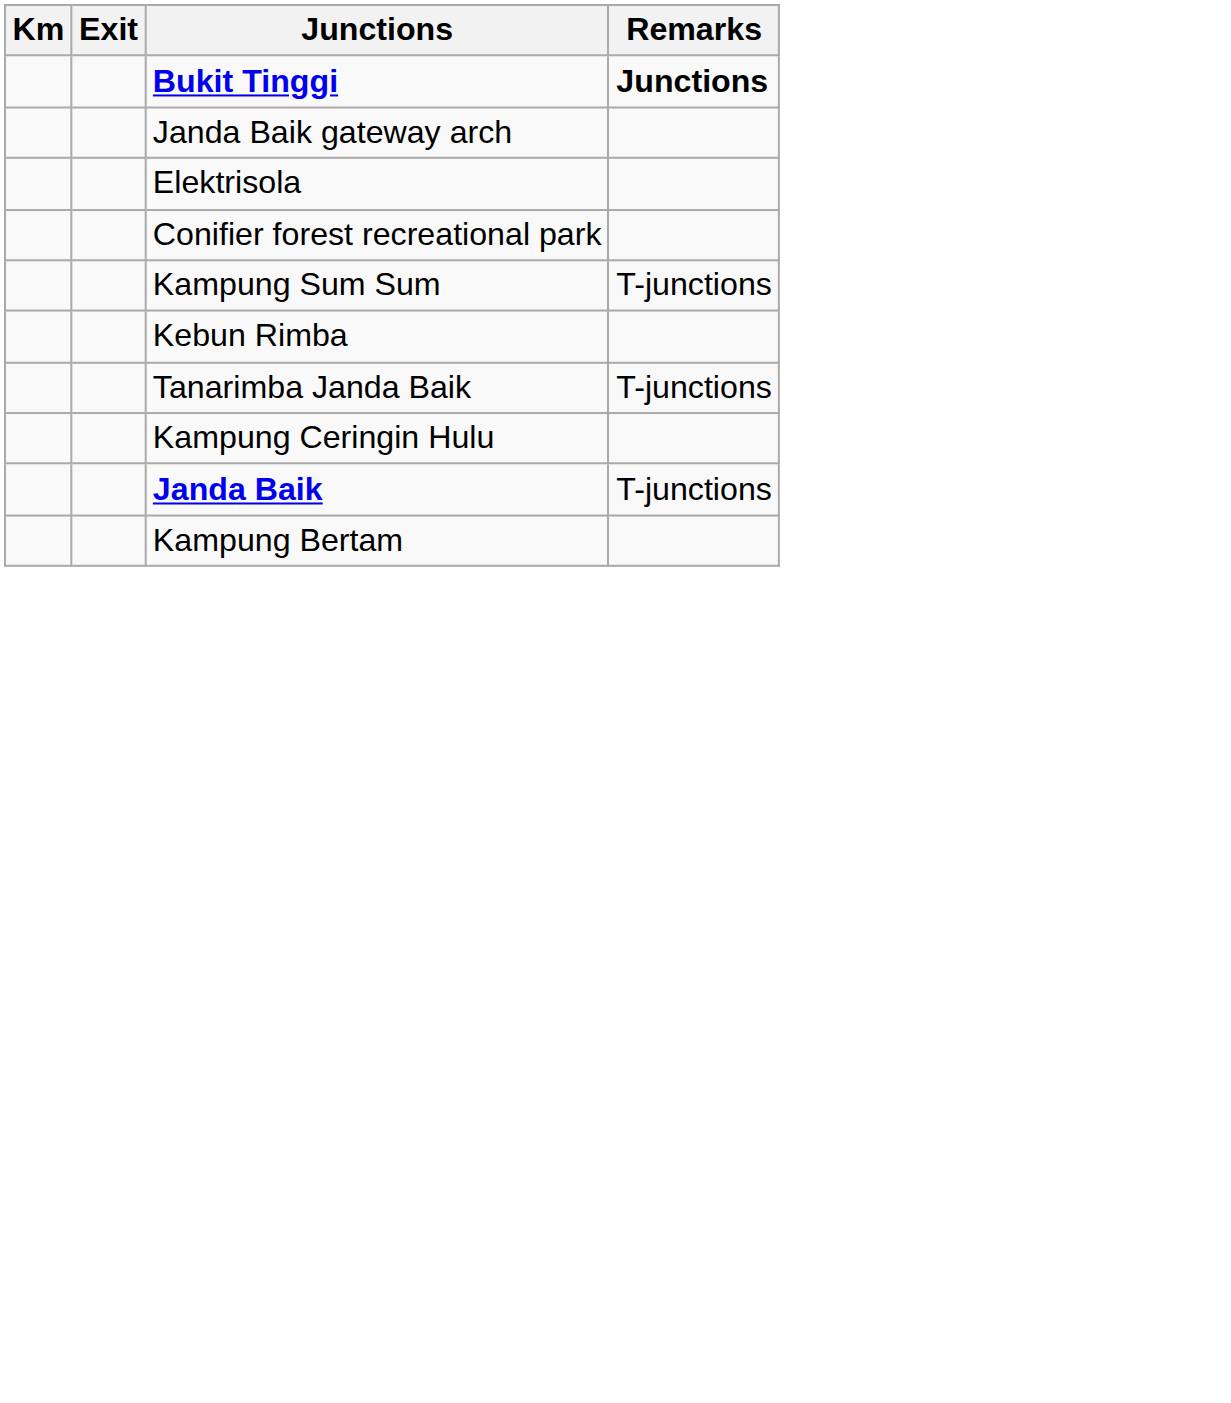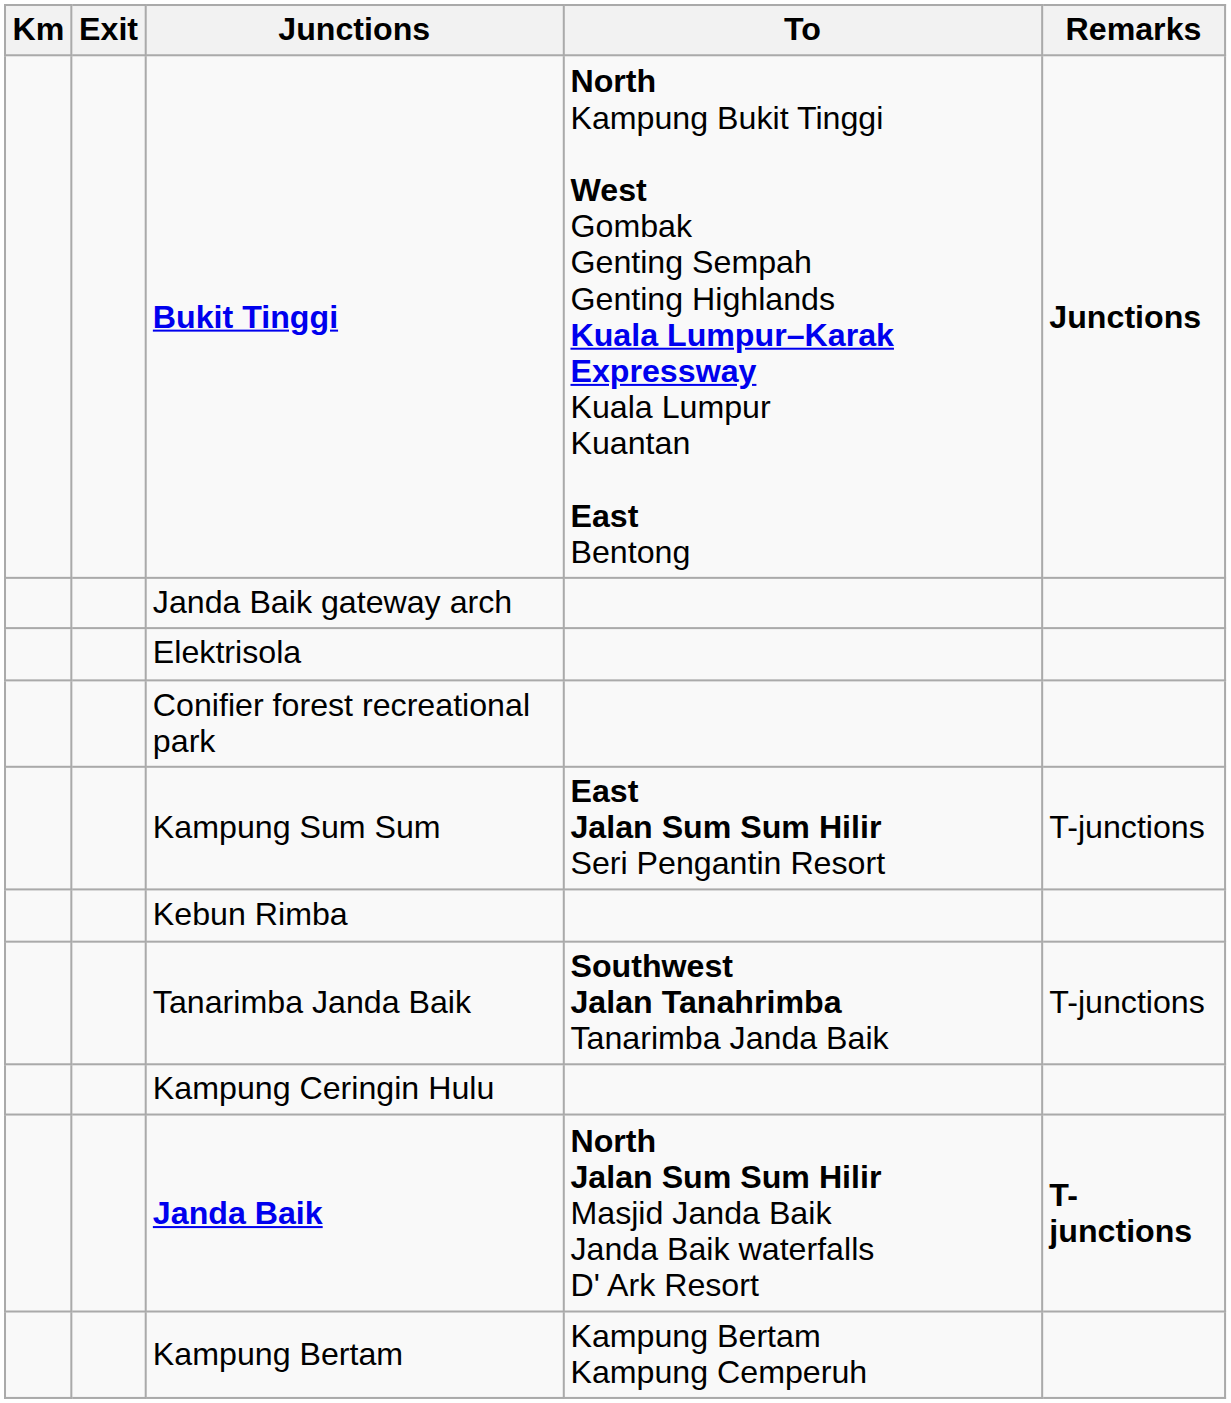+ column: (802, 30)
(694, 489) normal -> (1121, 1212) bold
